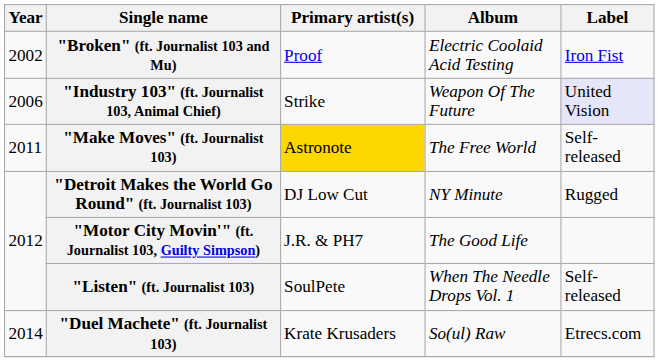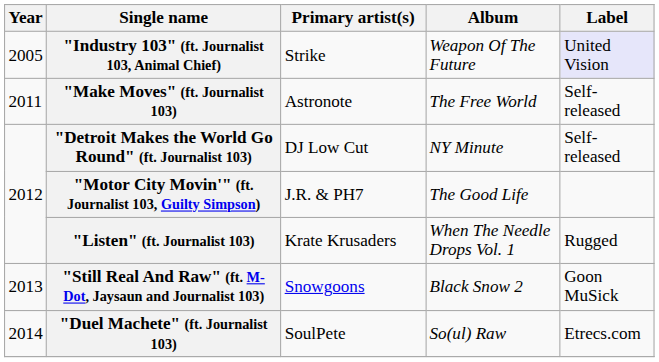- row: (163, 54)
(26, 101) 2006 -> (26, 54) 2005
(318, 147) gold background -> (318, 101) no background
(591, 194) Rugged -> (592, 147) Self-released
(315, 286) SoulPete -> (341, 240) Krate Krusaders
(593, 286) Self-released -> (591, 240) Rugged
+ row: (164, 286)
(340, 333) Krate Krusaders -> (315, 333) SoulPete
